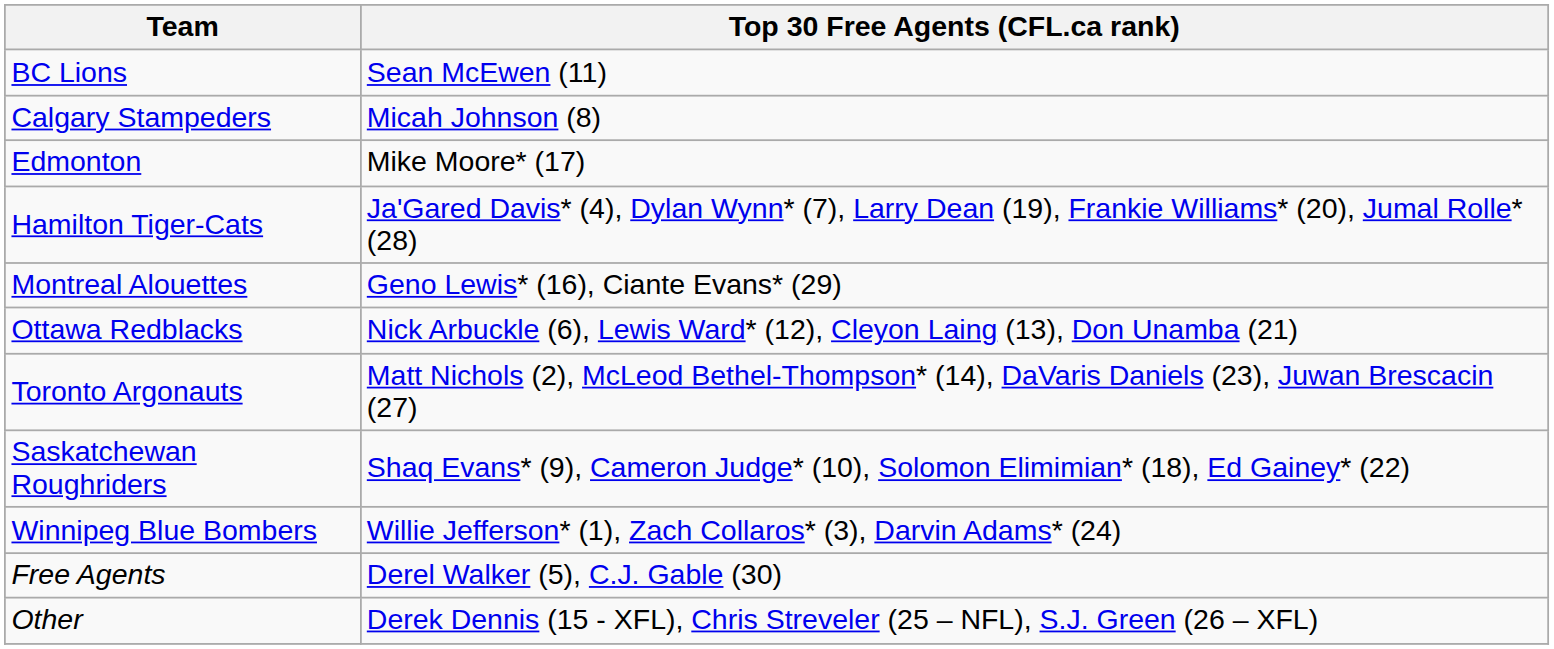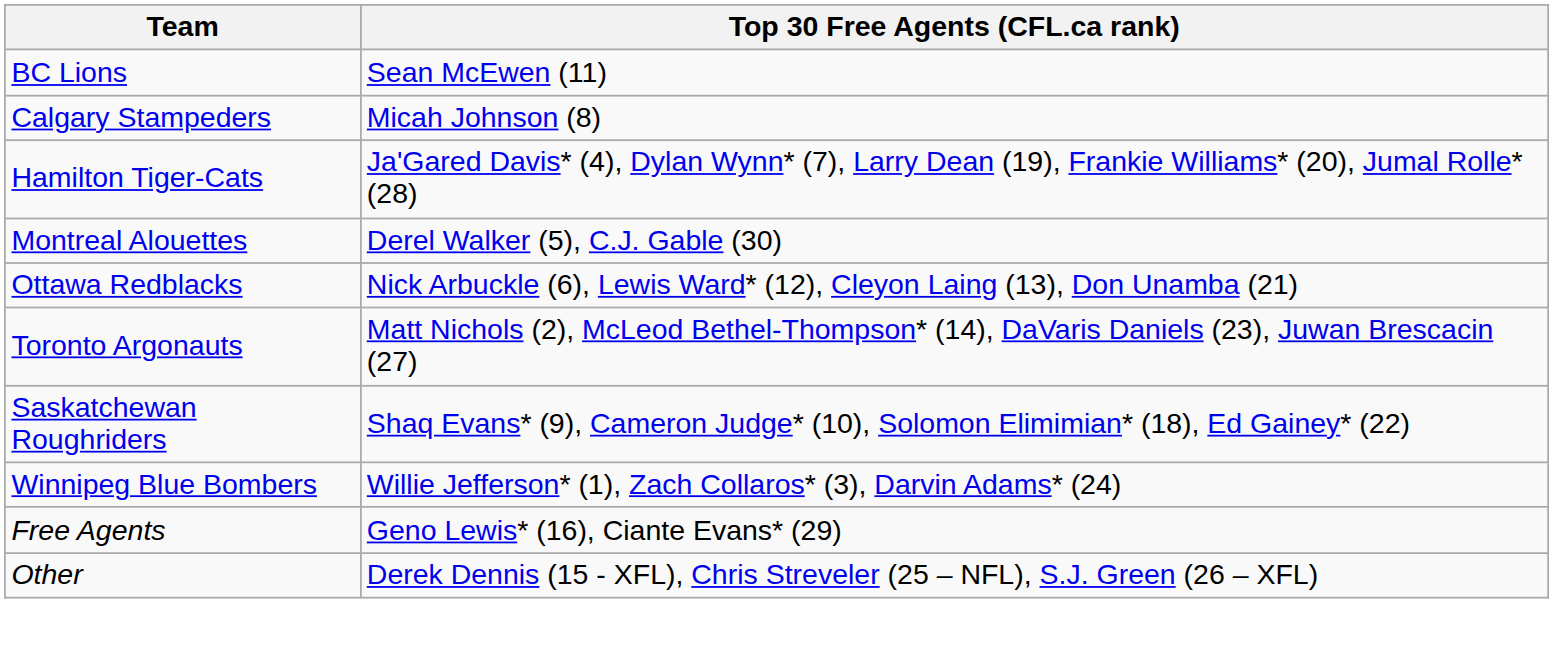- row: (76, 162)
(604, 284) Geno Lewis* (16), Ciante Evans* (29) -> (574, 239) Derel Walker (5), C.J. Gable (30)
(574, 574) Derel Walker (5), C.J. Gable (30) -> (604, 529) Geno Lewis* (16), Ciante Evans* (29)
